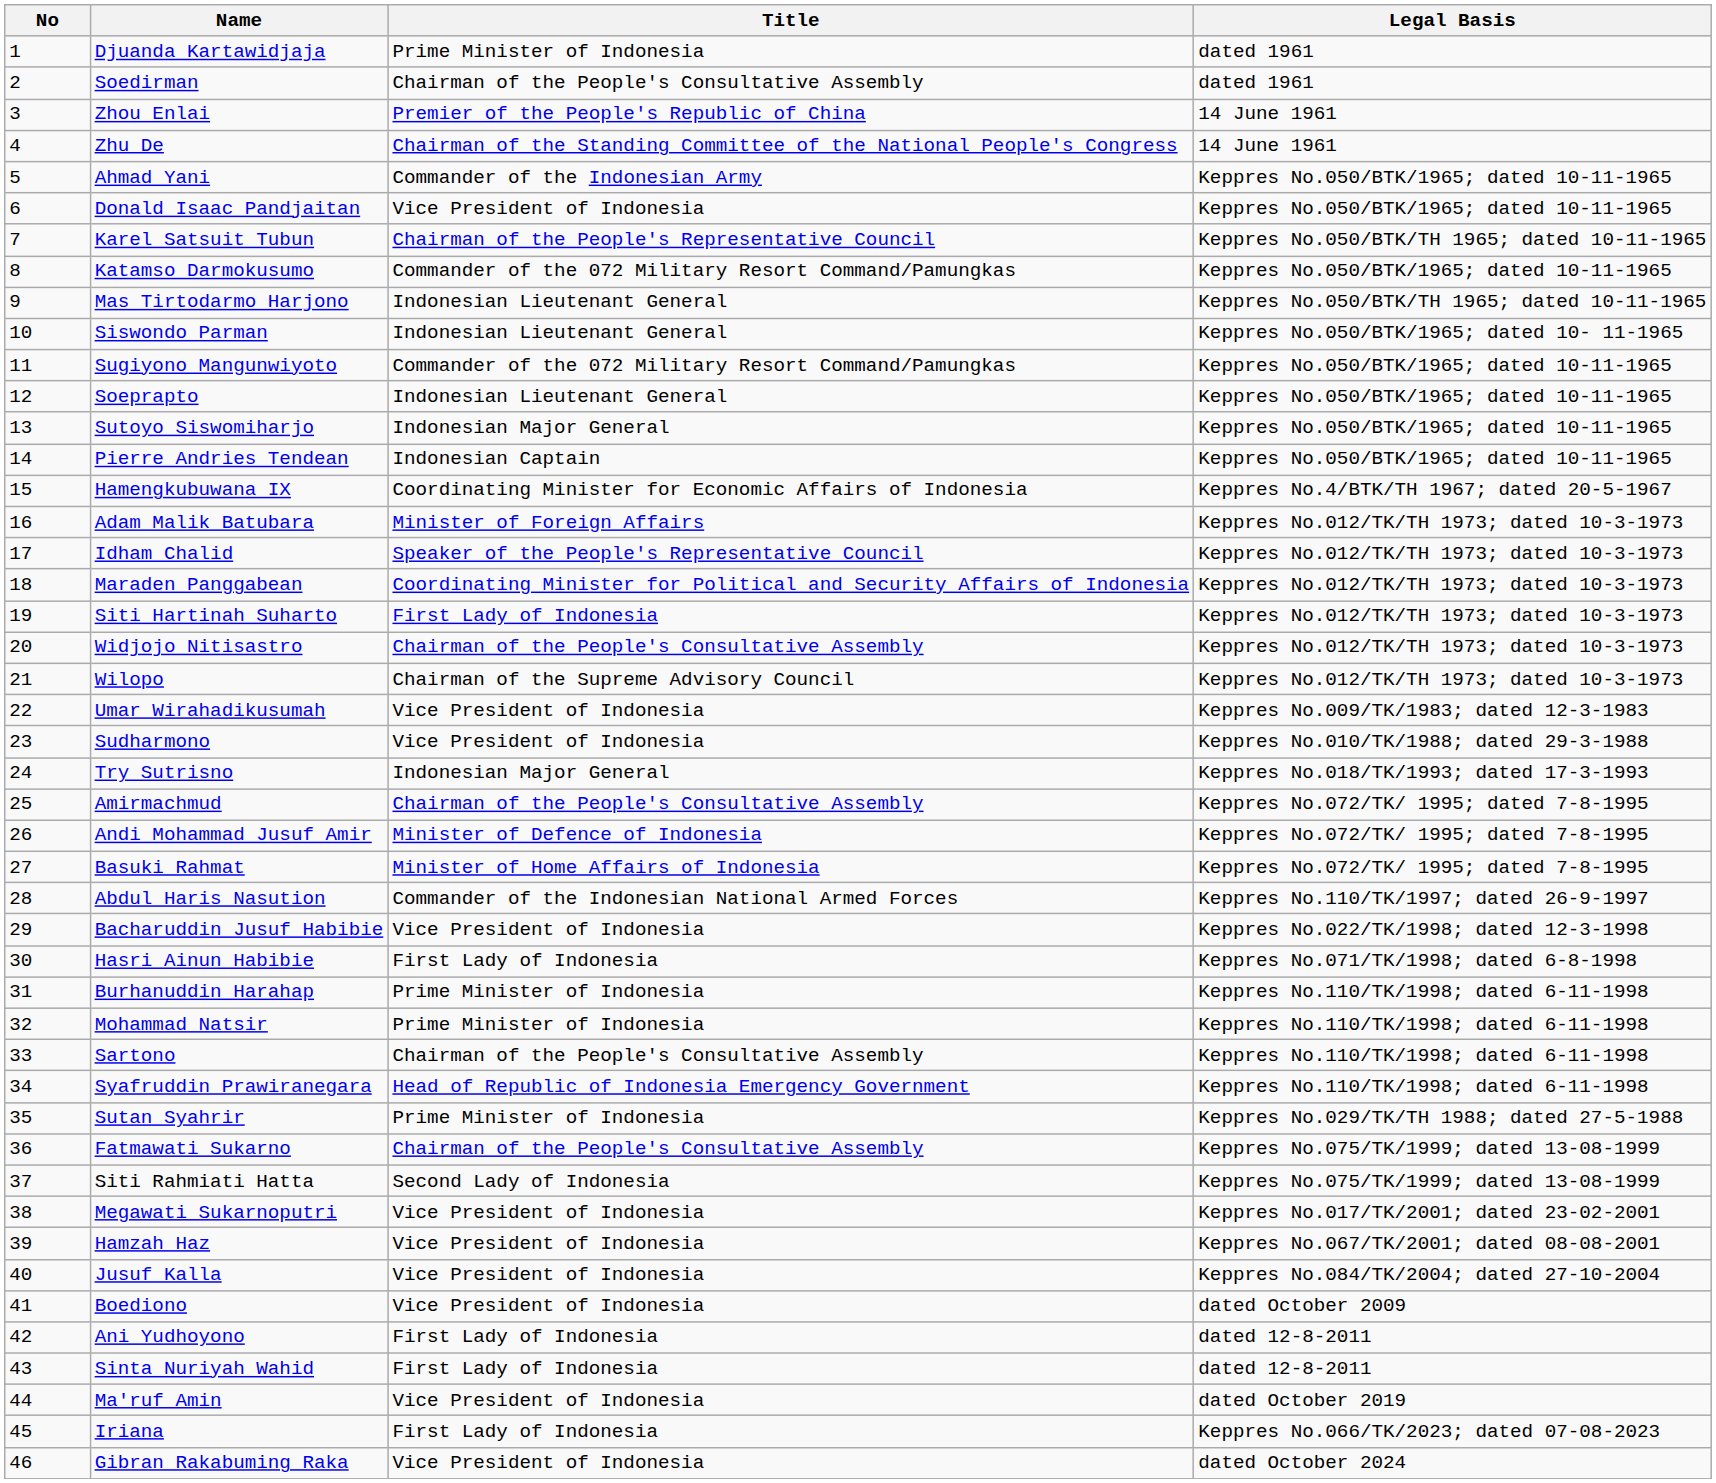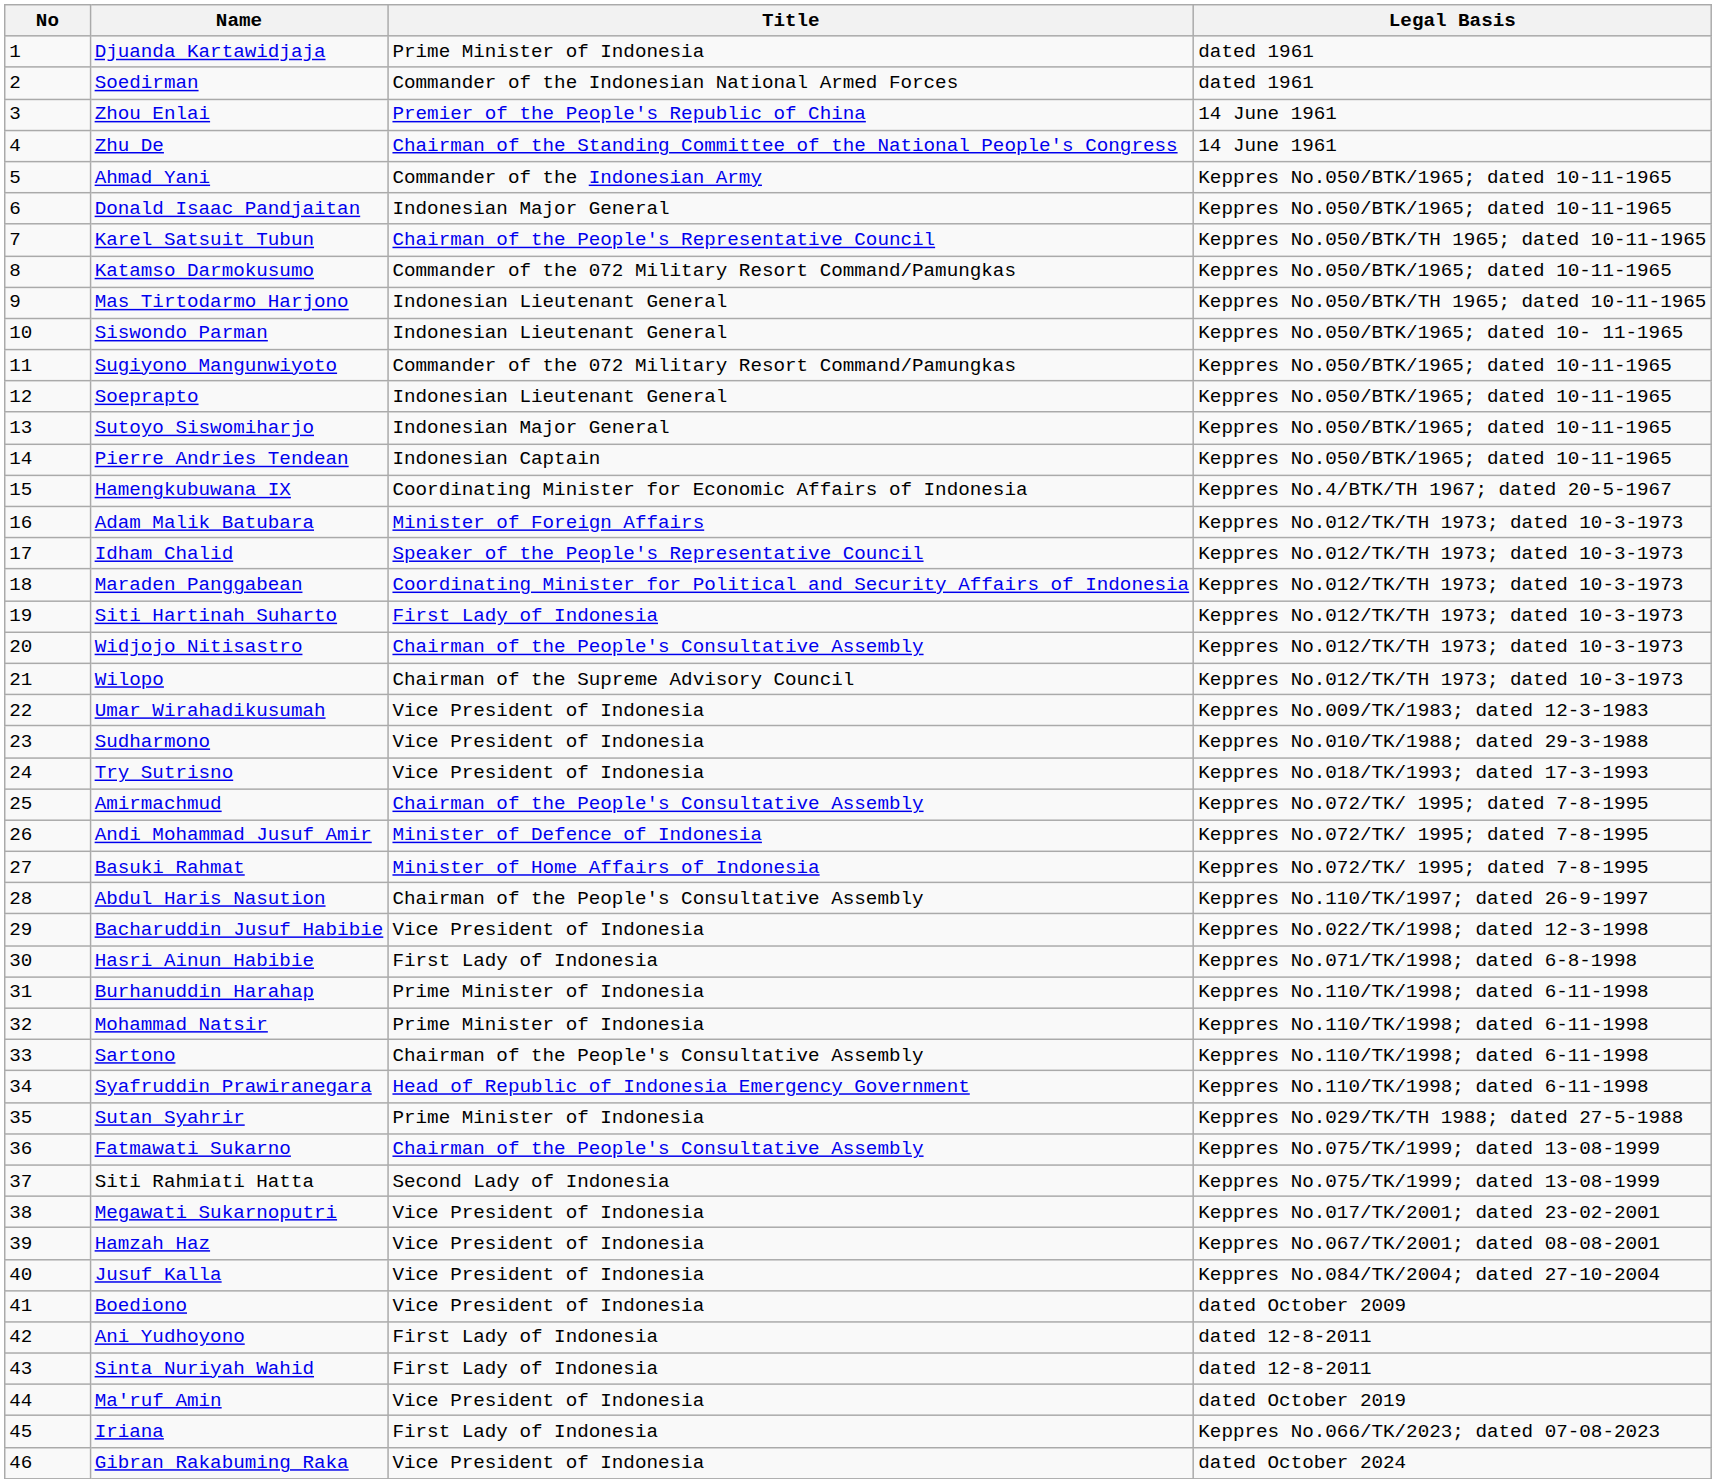(658, 83) Chairman of the People's Consultative Assembly -> (675, 83) Commander of the Indonesian National Armed Forces
(548, 209) Vice President of Indonesia -> (531, 209) Indonesian Major General
(531, 773) Indonesian Major General -> (548, 773) Vice President of Indonesia
(675, 898) Commander of the Indonesian National Armed Forces -> (658, 898) Chairman of the People's Consultative Assembly
